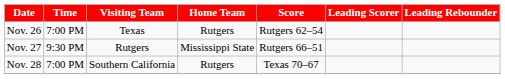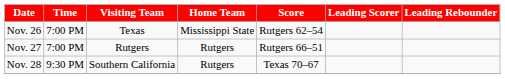(217, 30) Rutgers -> (217, 30) Mississippi State
(65, 47) 9:30 PM -> (65, 47) 7:00 PM
(217, 47) Mississippi State -> (217, 47) Rutgers
(65, 64) 7:00 PM -> (65, 64) 9:30 PM
